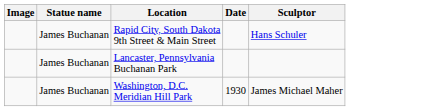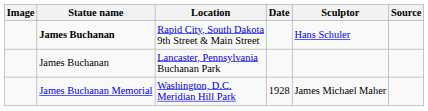+ column: (406, 12)
(74, 35) normal -> (77, 35) bold
(74, 91) James Buchanan -> (96, 91) James Buchanan Memorial
(236, 91) 1930 -> (279, 91) 1928
